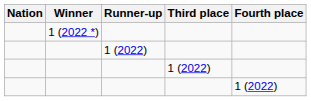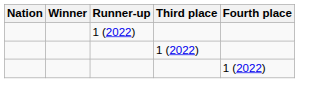- row: (73, 31)
